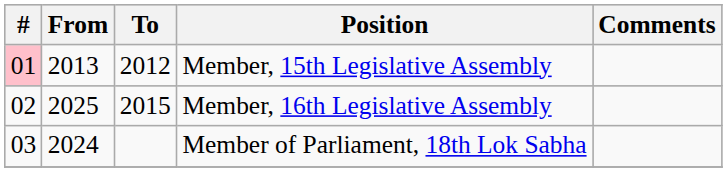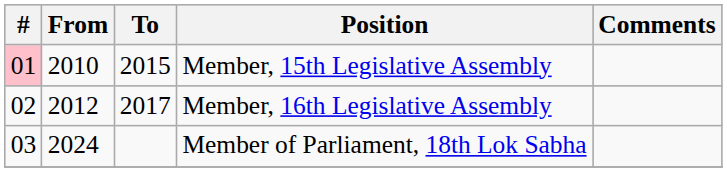(73, 65) 2013 -> (73, 65) 2010
(145, 65) 2012 -> (145, 65) 2015
(73, 105) 2025 -> (73, 105) 2012
(145, 105) 2015 -> (145, 105) 2017
